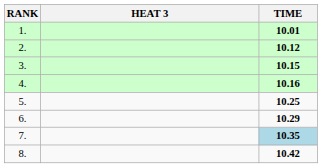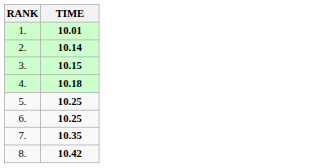- column: (150, 13)
(288, 48) 10.12 -> (70, 48) 10.14
(288, 83) 10.16 -> (70, 83) 10.18
(288, 119) 10.29 -> (70, 119) 10.25
(288, 136) lightblue background -> (70, 136) no background
